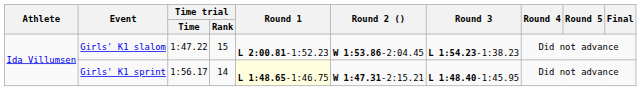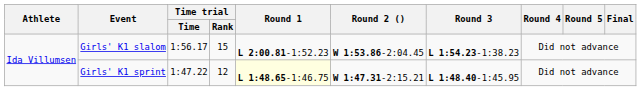(189, 47) 1:47.22 -> (189, 47) 1:56.17
(189, 72) 1:56.17 -> (189, 72) 1:47.22
(223, 72) 14 -> (223, 72) 12
